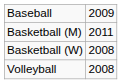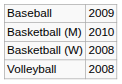(101, 32) 2011 -> (101, 32) 2010
